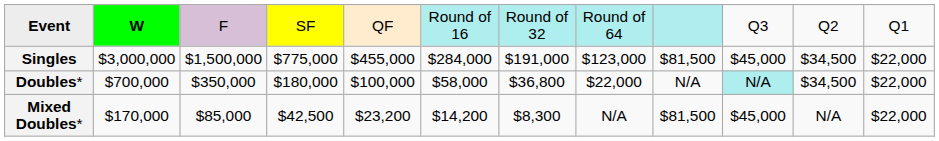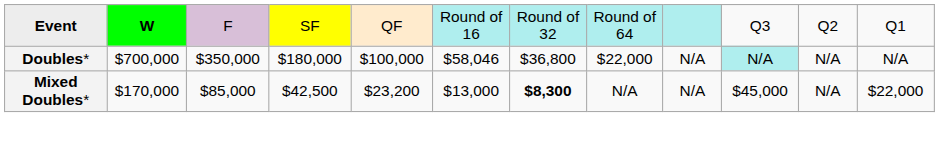- row: (49, 59)
(460, 83) $58,000 -> (471, 59) $58,046
(828, 83) $34,500 -> (828, 59) N/A
(899, 83) $22,000 -> (895, 59) N/A
(460, 116) $14,200 -> (471, 91) $13,000
(537, 116) normal -> (548, 91) bold
(688, 116) $81,500 -> (692, 91) N/A
